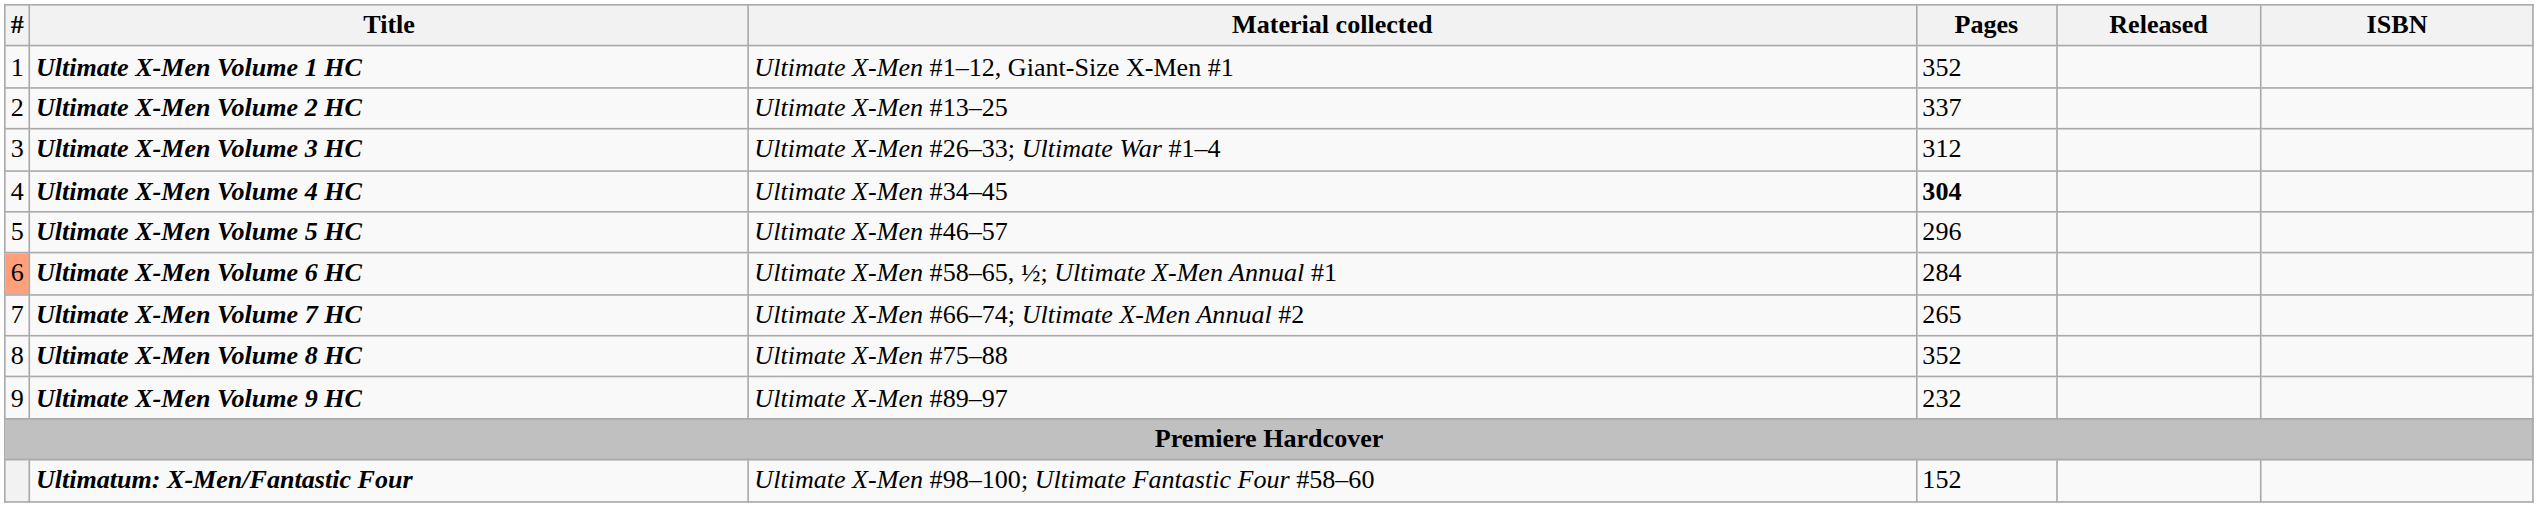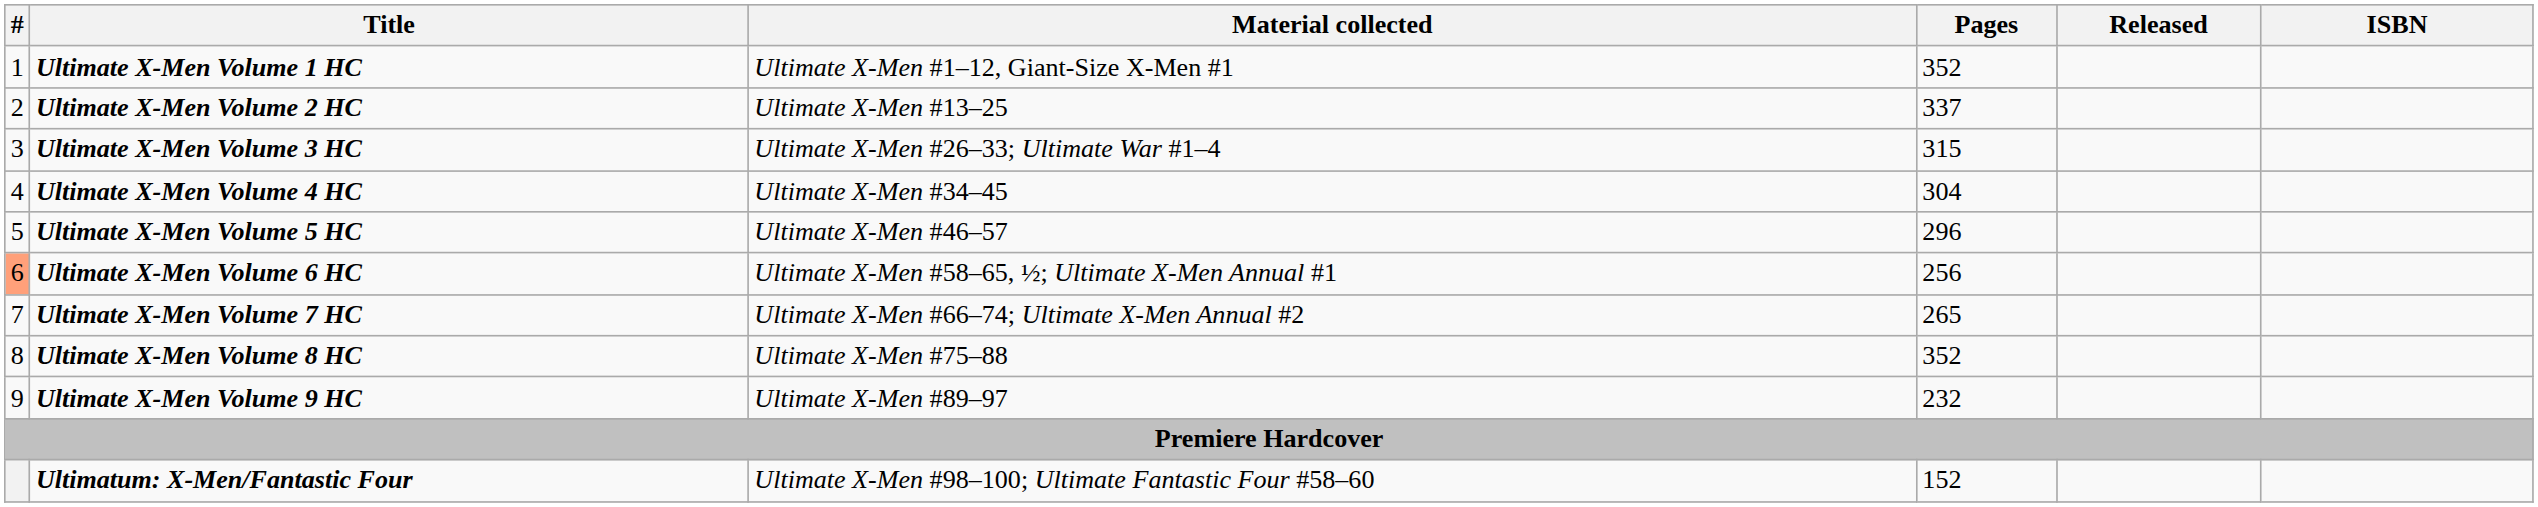(1942, 149) 312 -> (1942, 149) 315
(1942, 190) bold -> (1942, 190) normal
(1942, 273) 284 -> (1942, 273) 256
